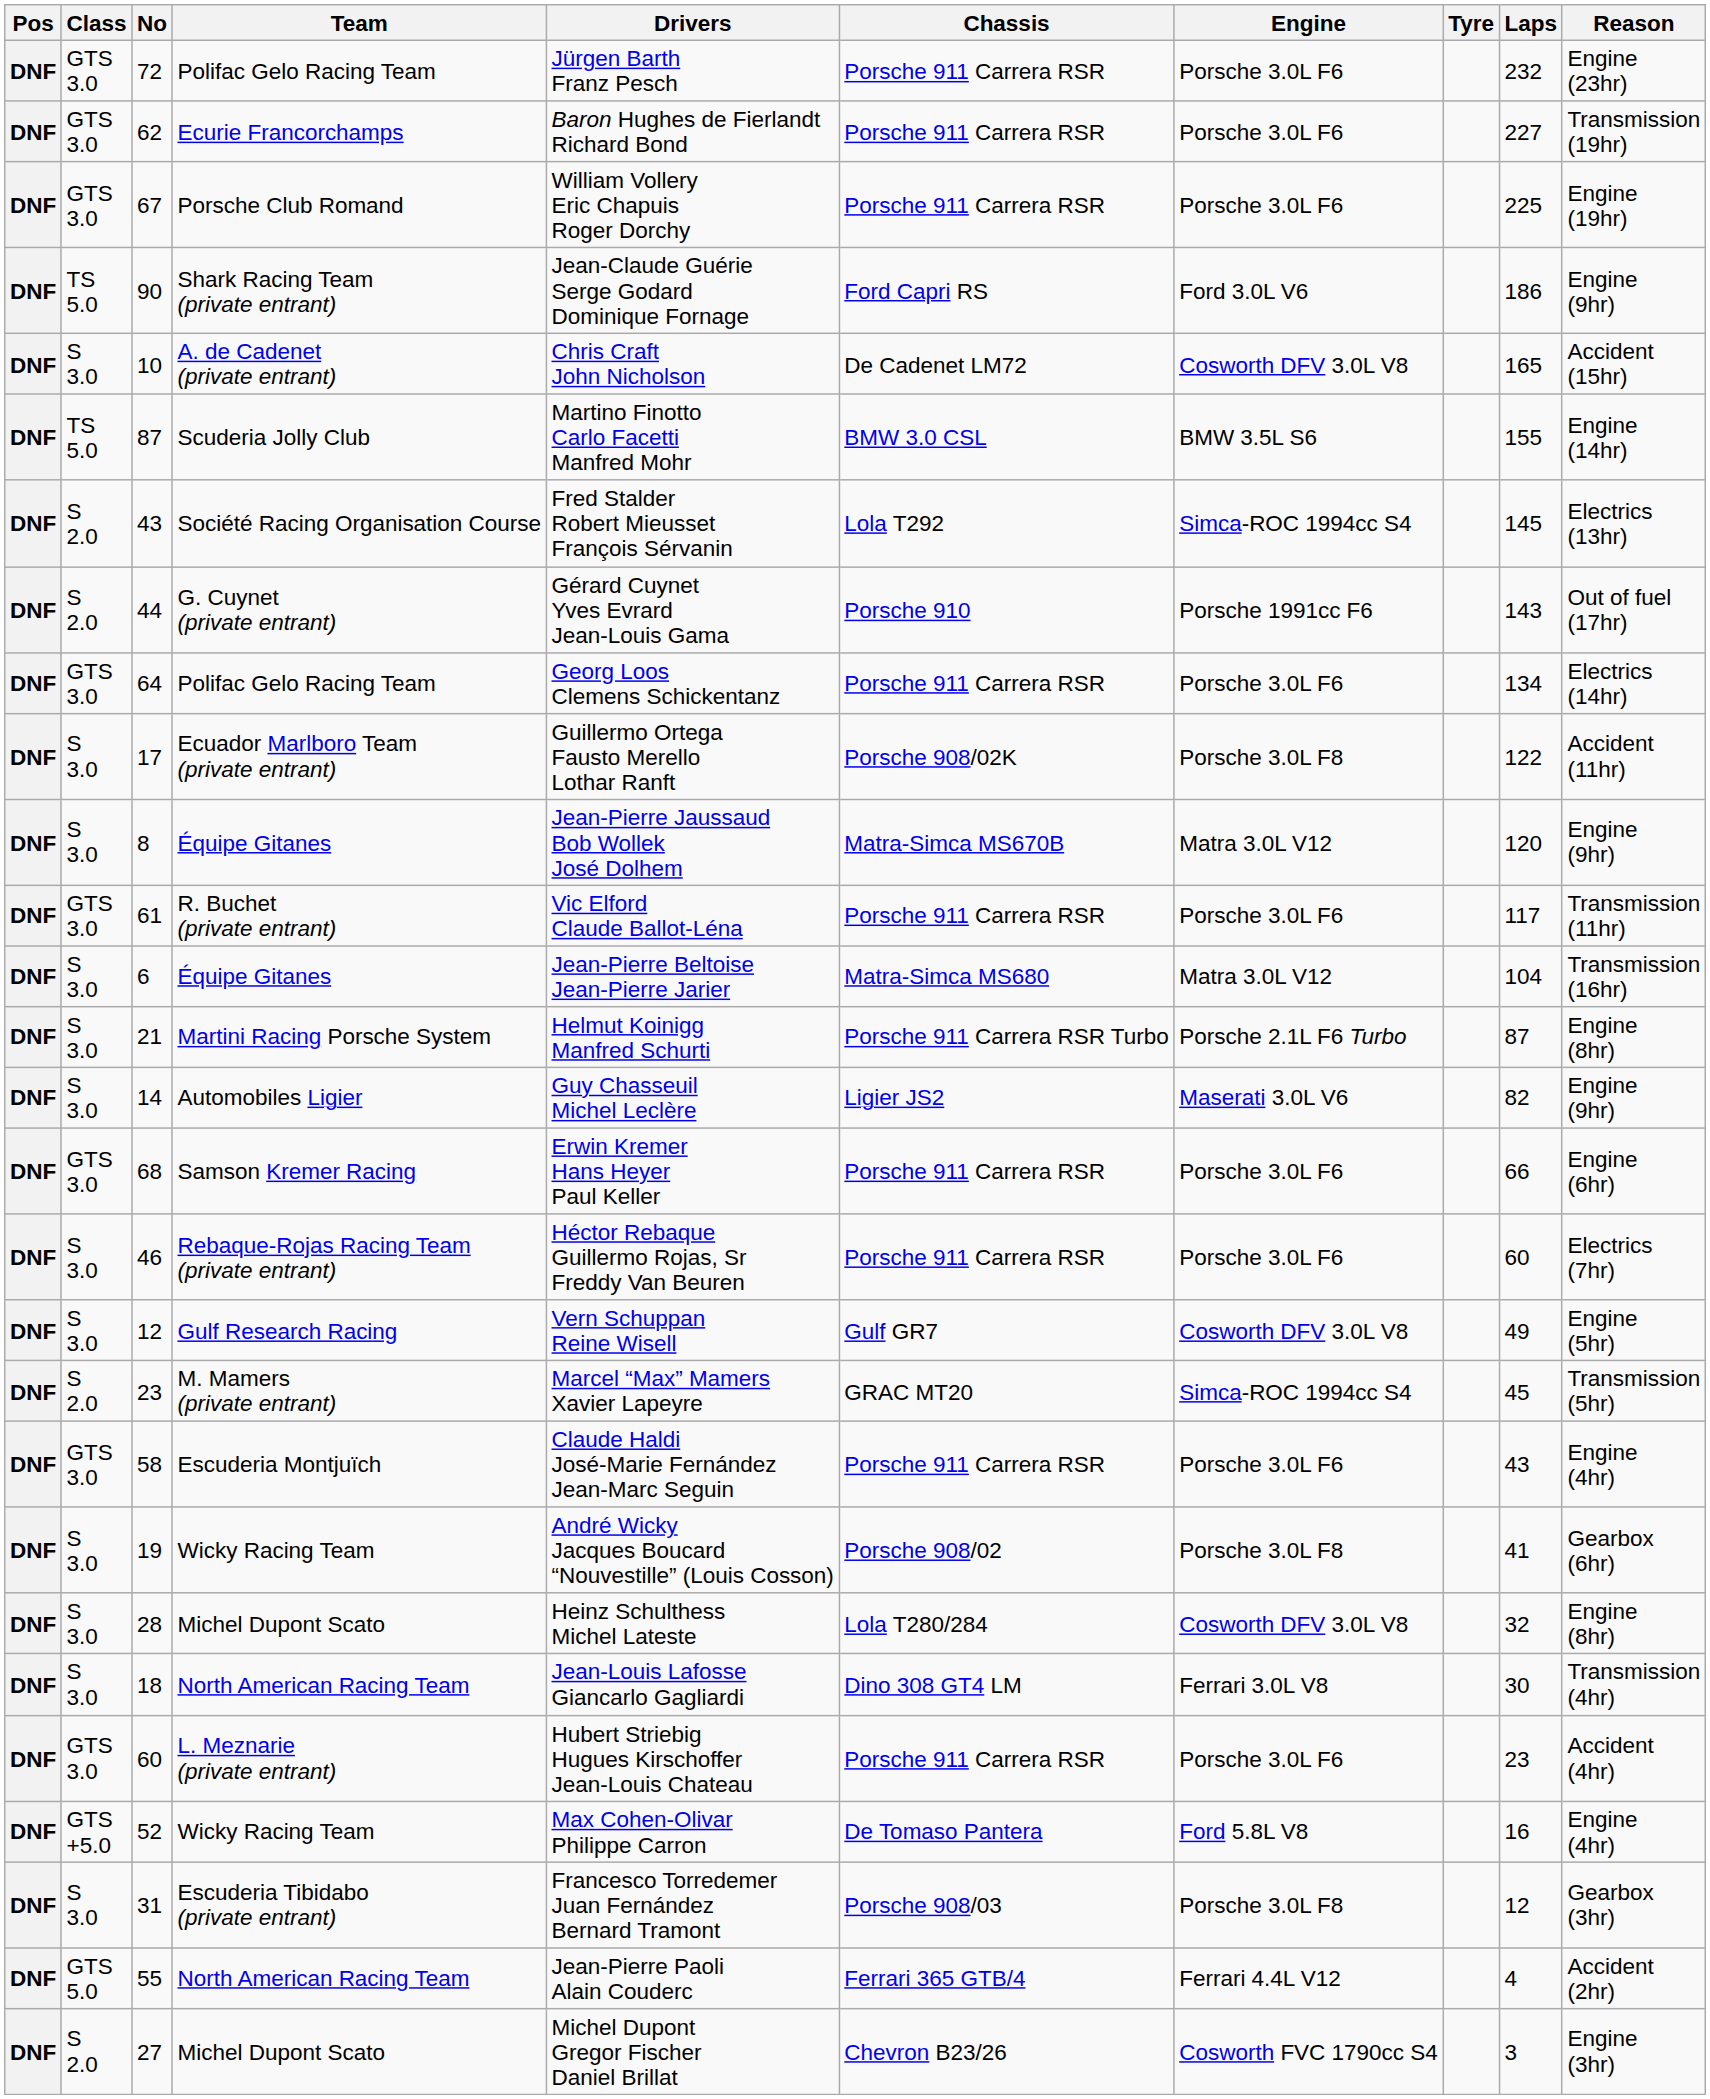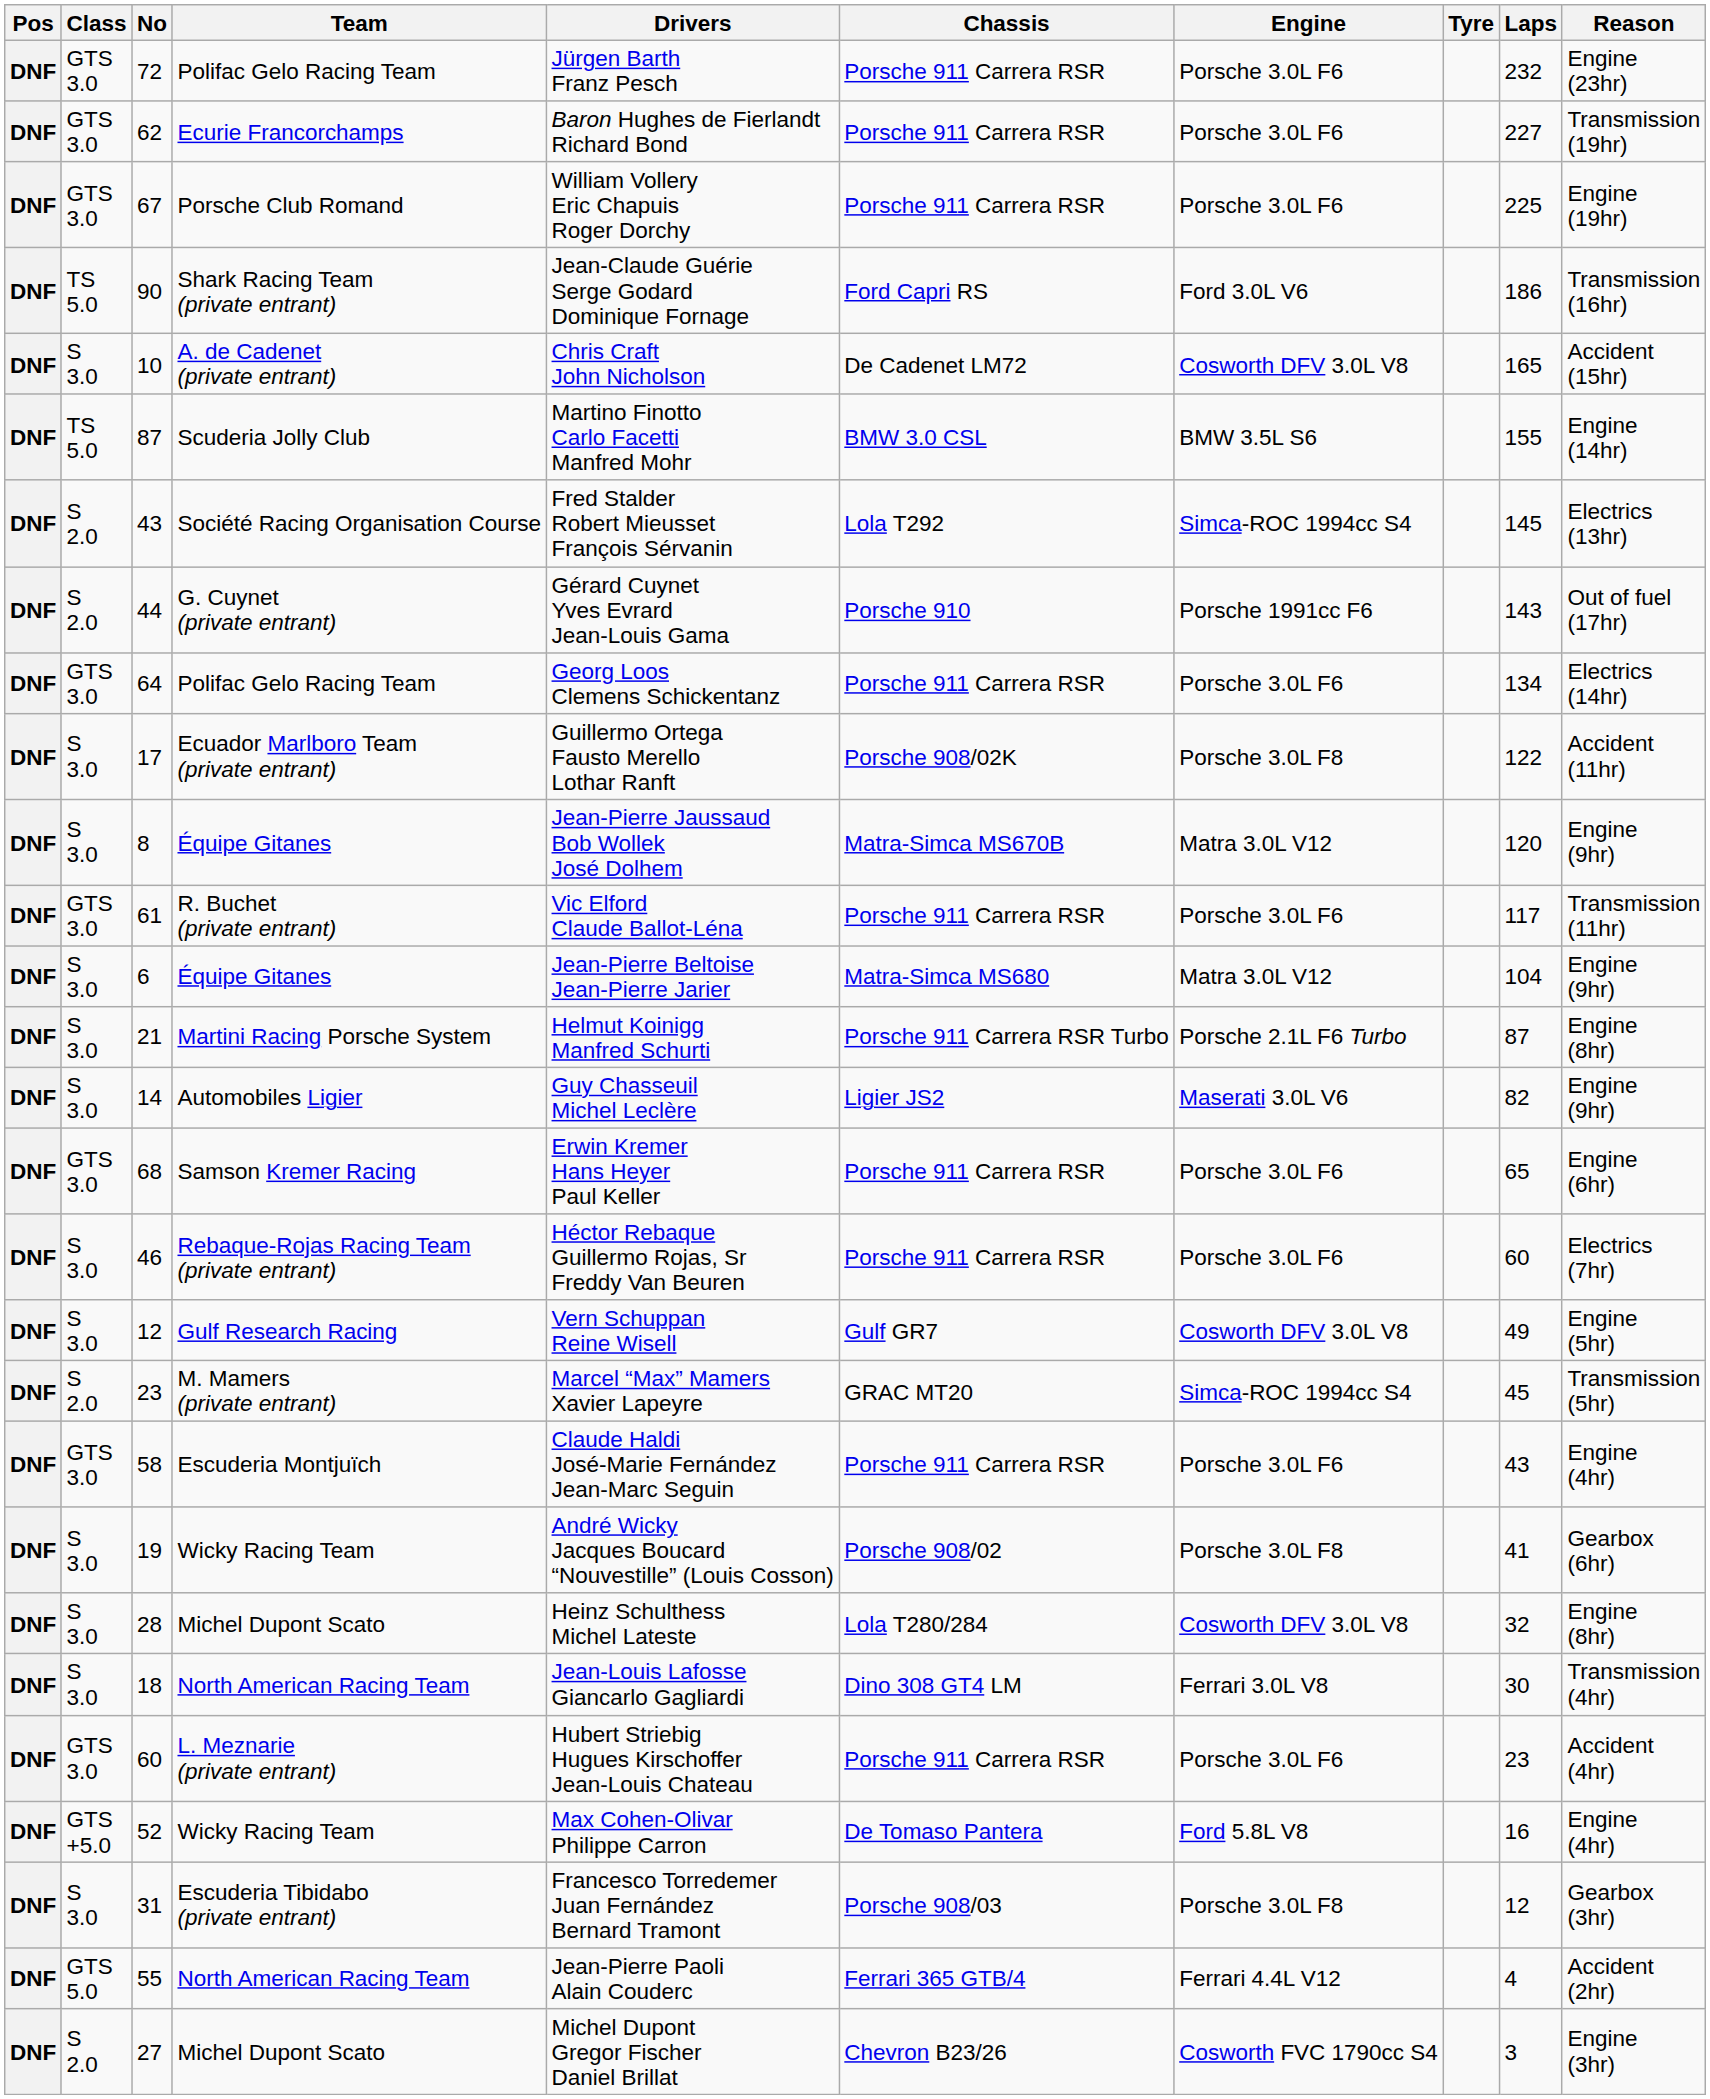(1602, 291) Engine (9hr) -> (1634, 291) Transmission (16hr)
(1634, 976) Transmission (16hr) -> (1602, 976) Engine (9hr)
(1517, 1171) 66 -> (1517, 1171) 65
